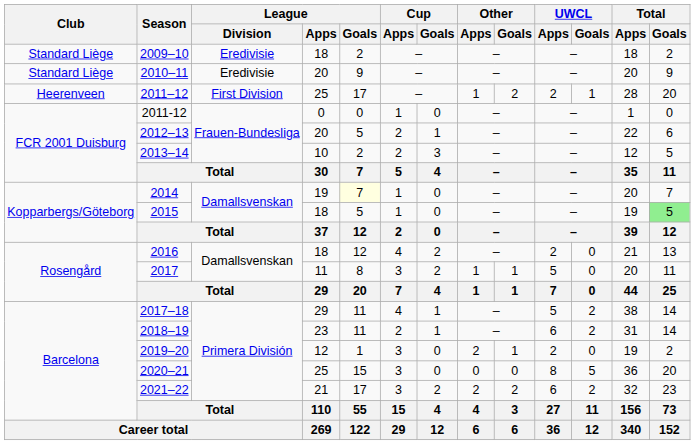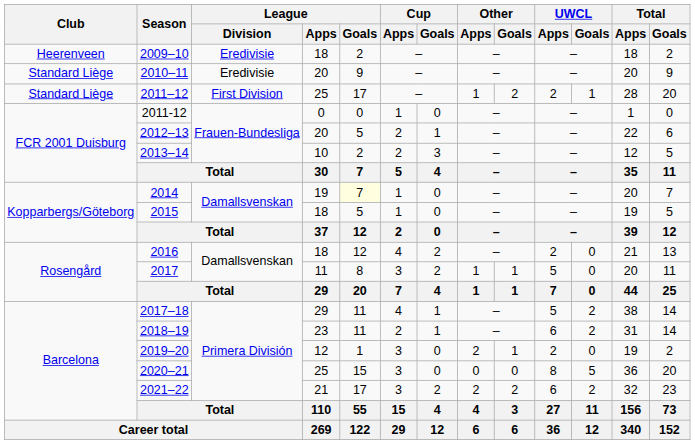(71, 53) Standard Liège -> (71, 53) Heerenveen
(71, 93) Heerenveen -> (71, 93) Standard Liège
(669, 212) lightgreen background -> (669, 212) no background
